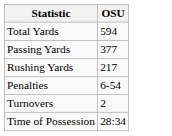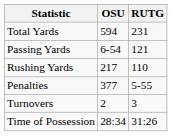+ column: (148, 13)
(109, 49) 377 -> (111, 49) 6-54
(111, 85) 6-54 -> (109, 85) 377
